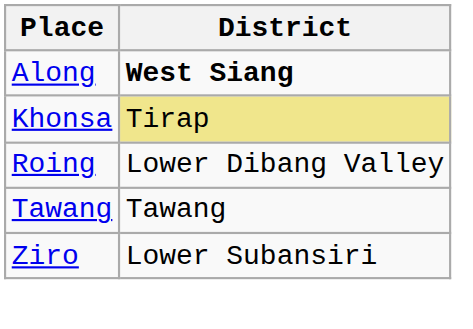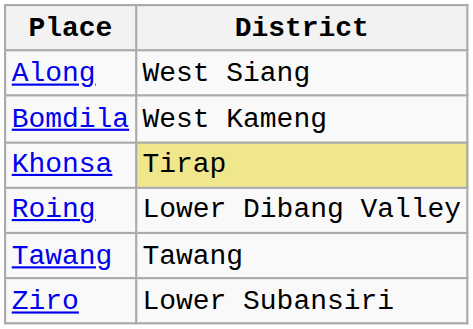(210, 73) bold -> (226, 73) normal
+ row: (70, 119)
